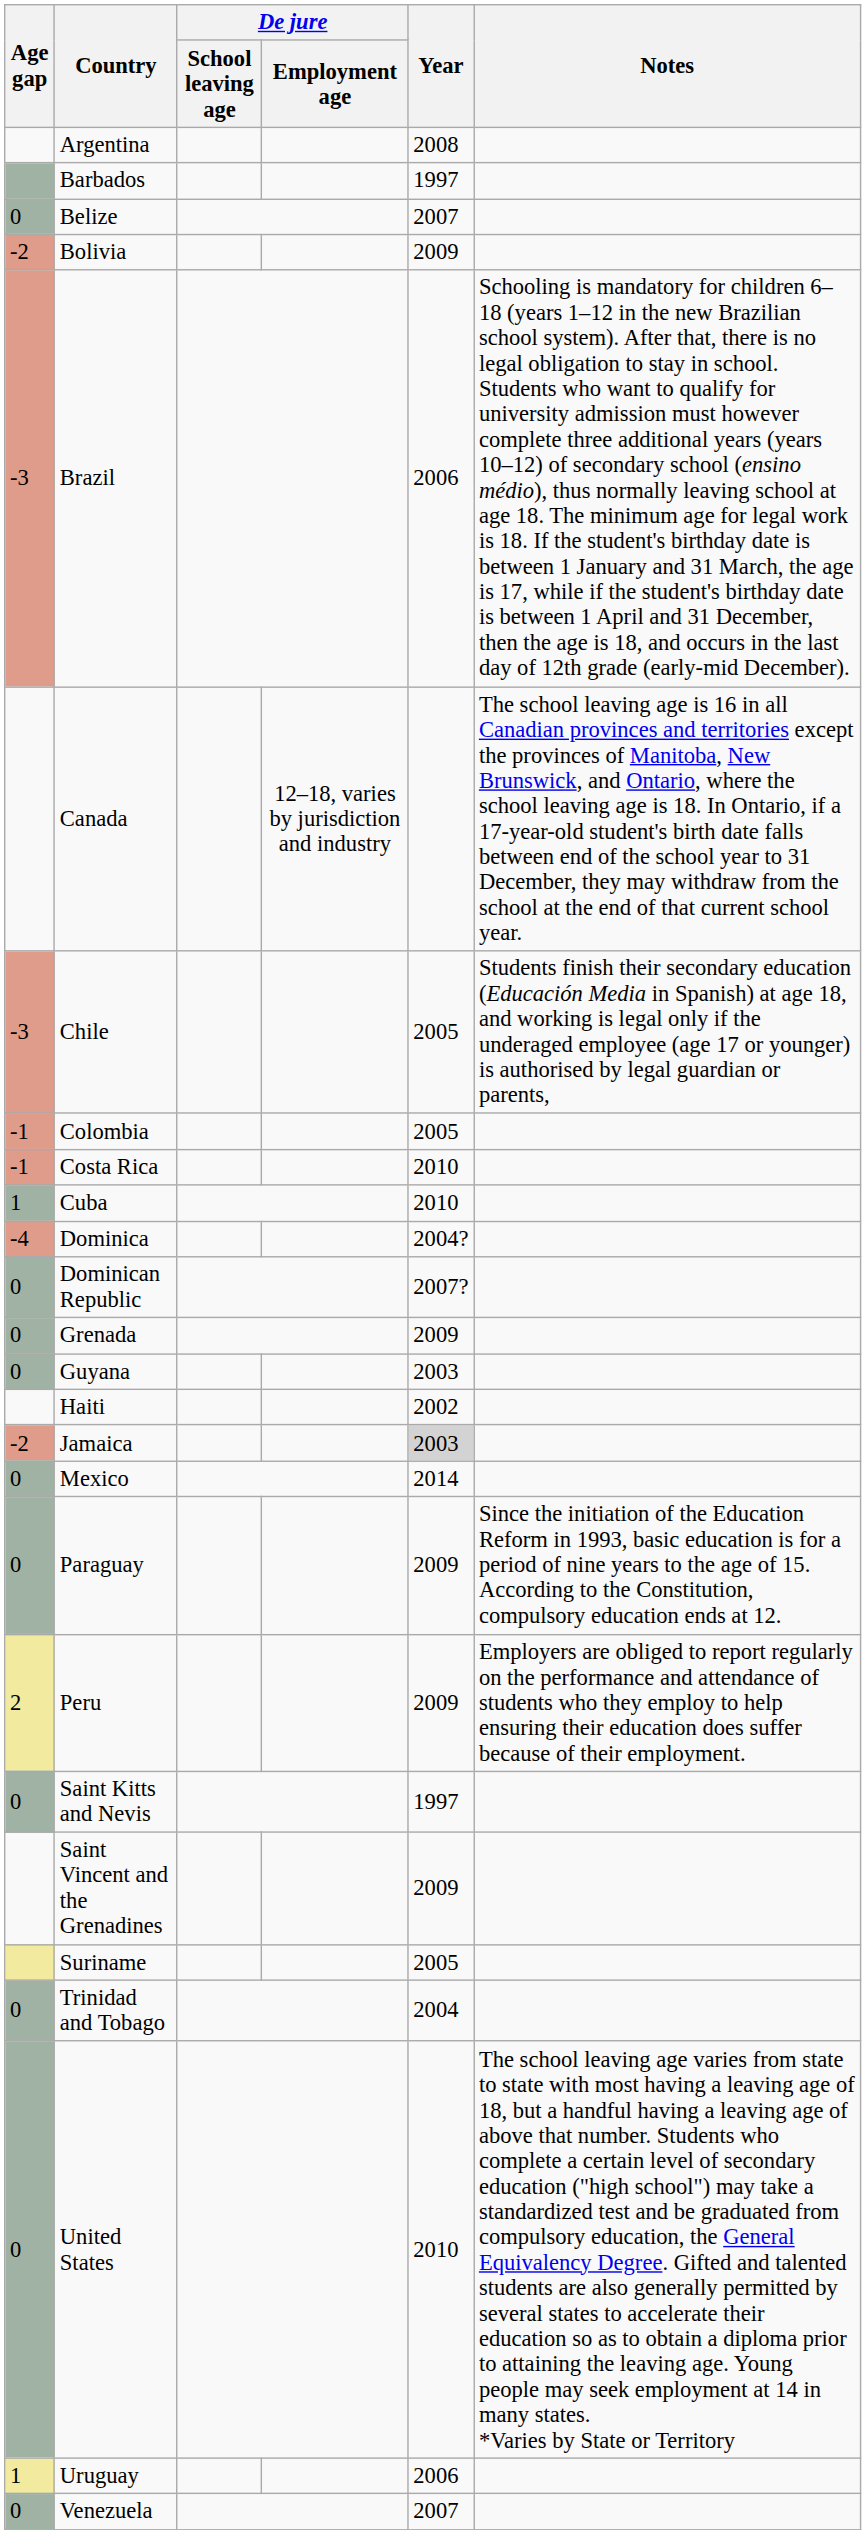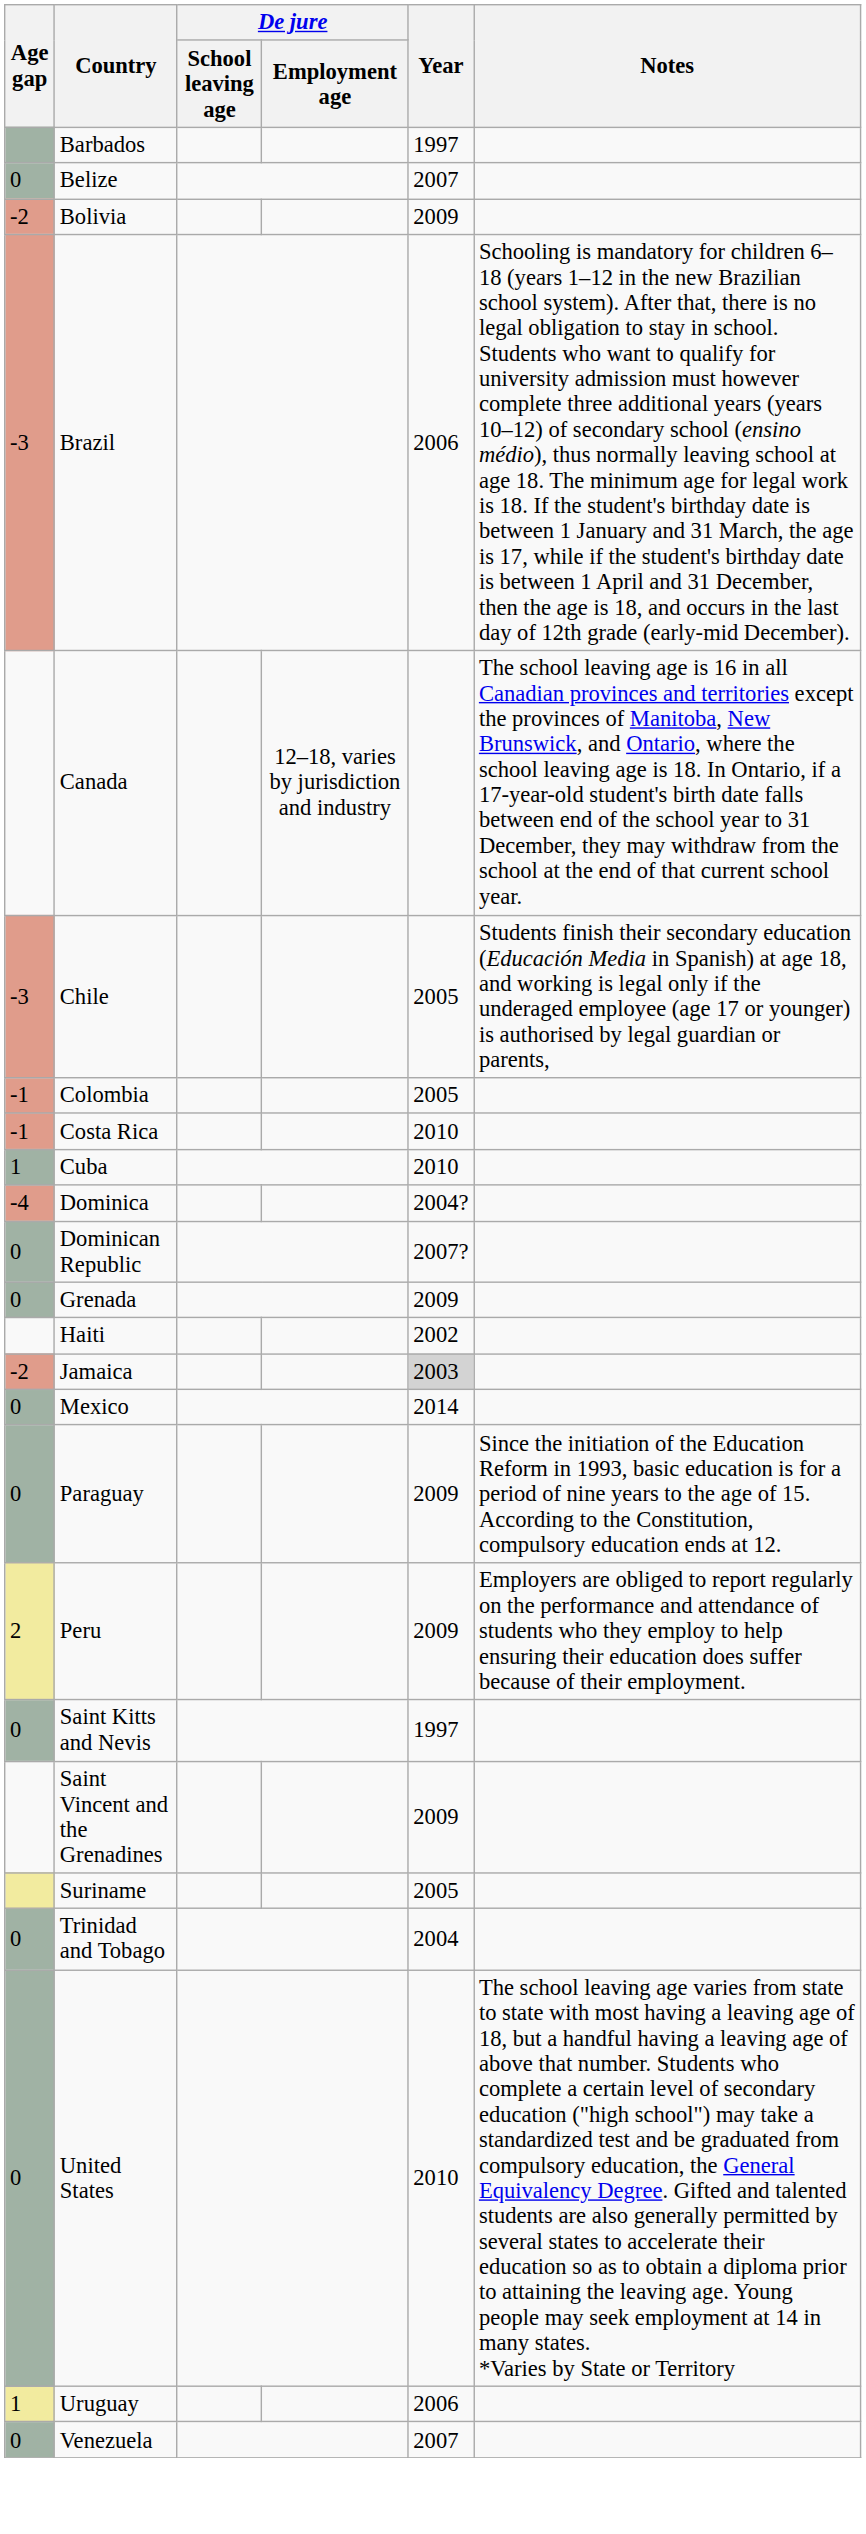- row: (105, 144)
- row: (95, 1371)
